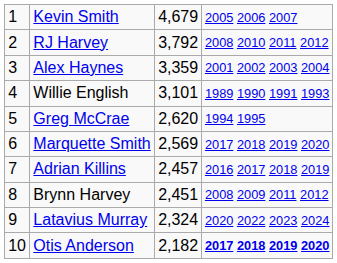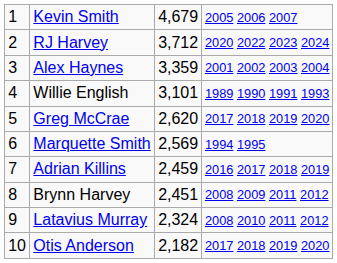(178, 42) 3,792 -> (178, 42) 3,712
(267, 43) 2008 2010 2011 2012 -> (267, 43) 2020 2022 2023 2024
(235, 119) 1994 1995 -> (267, 119) 2017 2018 2019 2020
(267, 144) 2017 2018 2019 2020 -> (235, 144) 1994 1995
(178, 169) 2,457 -> (178, 169) 2,459
(267, 220) 2020 2022 2023 2024 -> (267, 220) 2008 2010 2011 2012
(267, 246) bold -> (267, 246) normal
